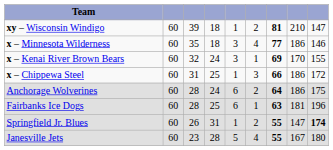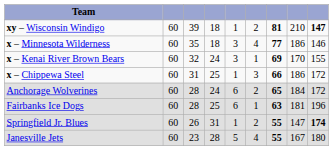(318, 28) normal -> (318, 28) bold
(277, 91) 64 -> (277, 91) 65
(297, 91) 186 -> (297, 91) 184
(318, 91) 175 -> (318, 91) 172
